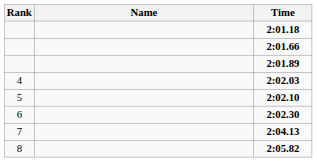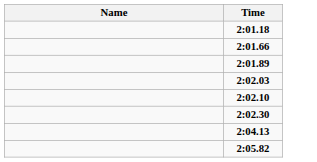- column: (19, 13)
